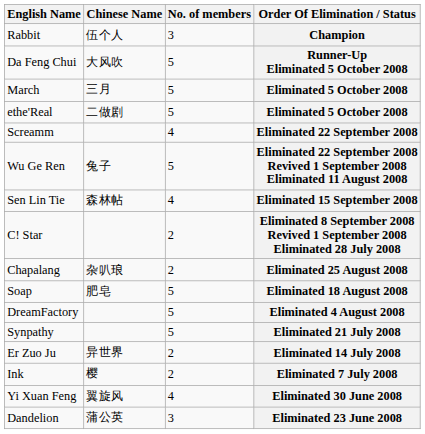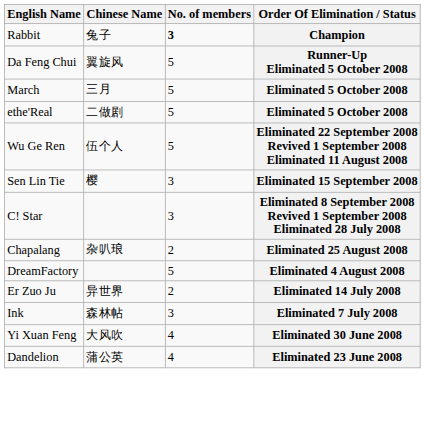(105, 34) 伍个人 -> (99, 34) 兔子
(171, 34) normal -> (171, 34) bold
(105, 62) 大风吹 -> (105, 62) 翼旋风
- row: (30, 132)
(99, 165) 兔子 -> (105, 146) 伍个人
(105, 200) 森林帖 -> (93, 180) 樱
(171, 200) 4 -> (171, 181) 3
(171, 235) 2 -> (171, 215) 3
- row: (20, 291)
- row: (30, 331)
(93, 374) 樱 -> (105, 313) 森林帖
(171, 374) 2 -> (171, 313) 3
(105, 395) 翼旋风 -> (105, 334) 大风吹
(171, 418) 3 -> (171, 357) 4
